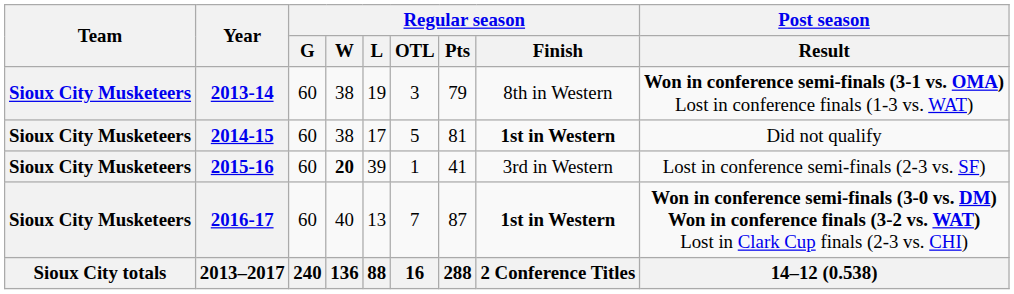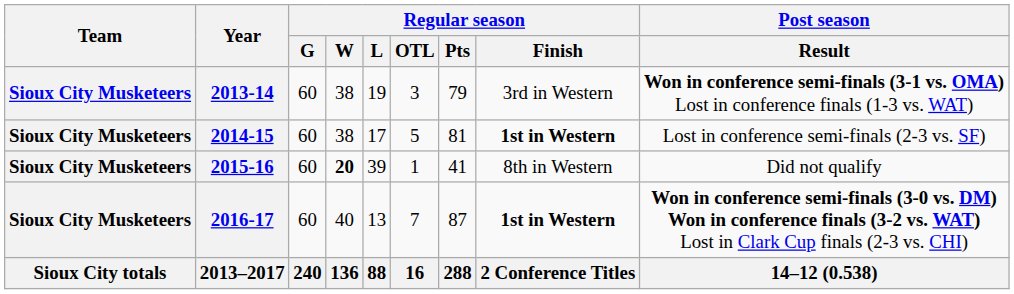(558, 93) 8th in Western -> (558, 93) 3rd in Western
(824, 135) Did not qualify -> (824, 135) Lost in conference semi-finals (2-3 vs. SF)
(558, 166) 3rd in Western -> (558, 166) 8th in Western
(824, 166) Lost in conference semi-finals (2-3 vs. SF) -> (824, 166) Did not qualify
